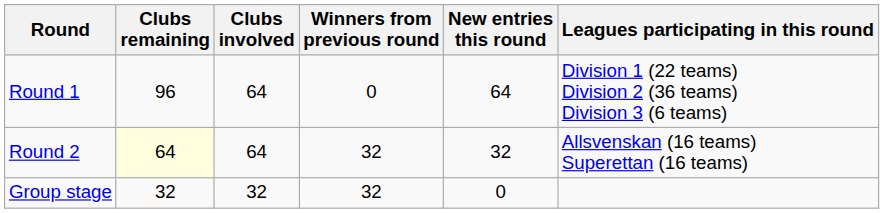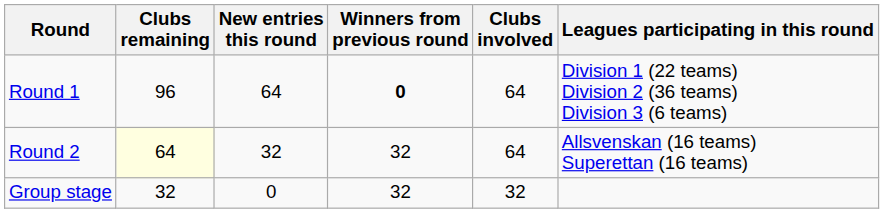columns swapped: (257, 29) <-> (501, 29)
(371, 91) normal -> (400, 91) bold
